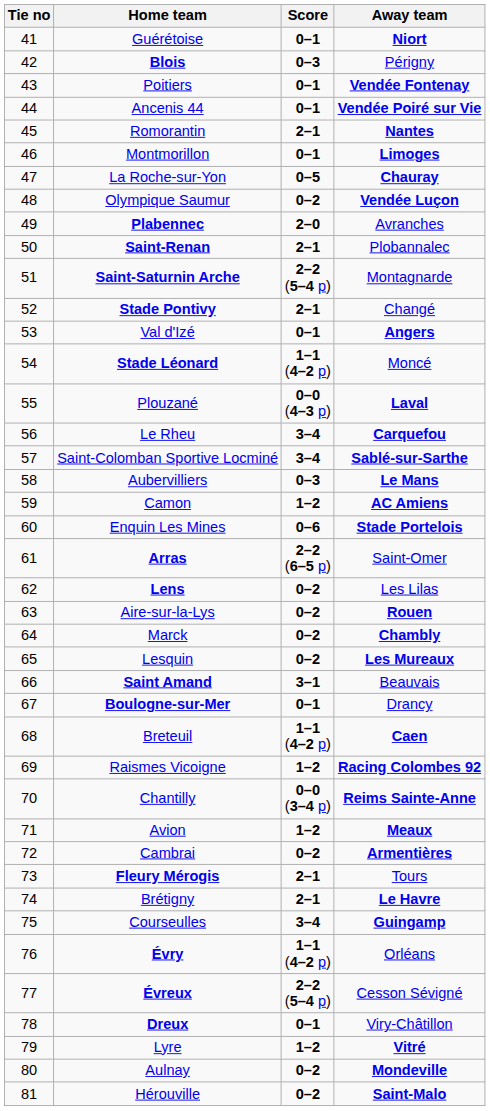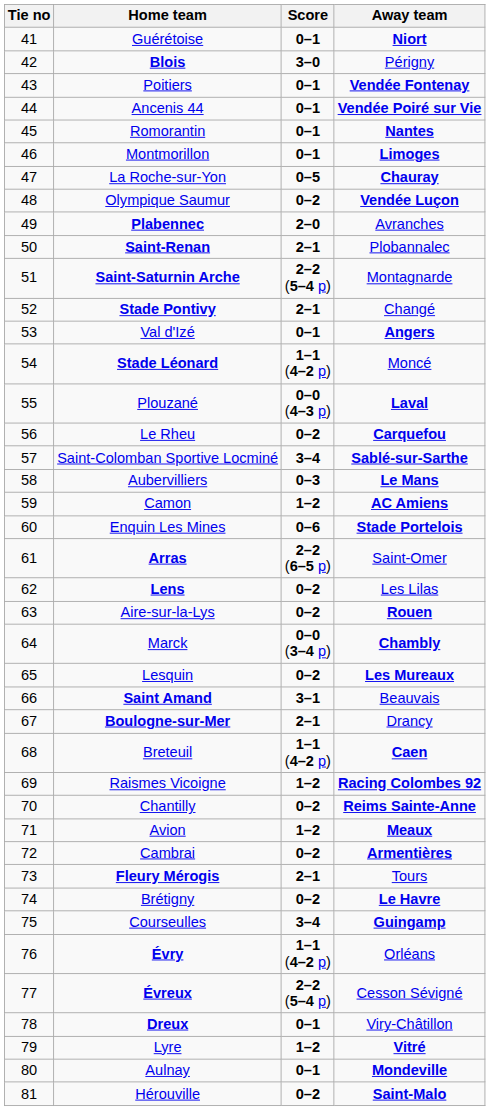(308, 62) 0–3 -> (308, 62) 3–0
(308, 131) 2–1 -> (308, 131) 0–1
(308, 434) 3–4 -> (308, 434) 0–2
(308, 635) 0–2 -> (308, 643) 0–0 (3–4 p)
(308, 705) 0–1 -> (308, 721) 2–1
(308, 798) 0–0 (3–4 p) -> (308, 807) 0–2
(308, 899) 2–1 -> (308, 899) 0–2
(308, 1070) 0–2 -> (308, 1070) 0–1
